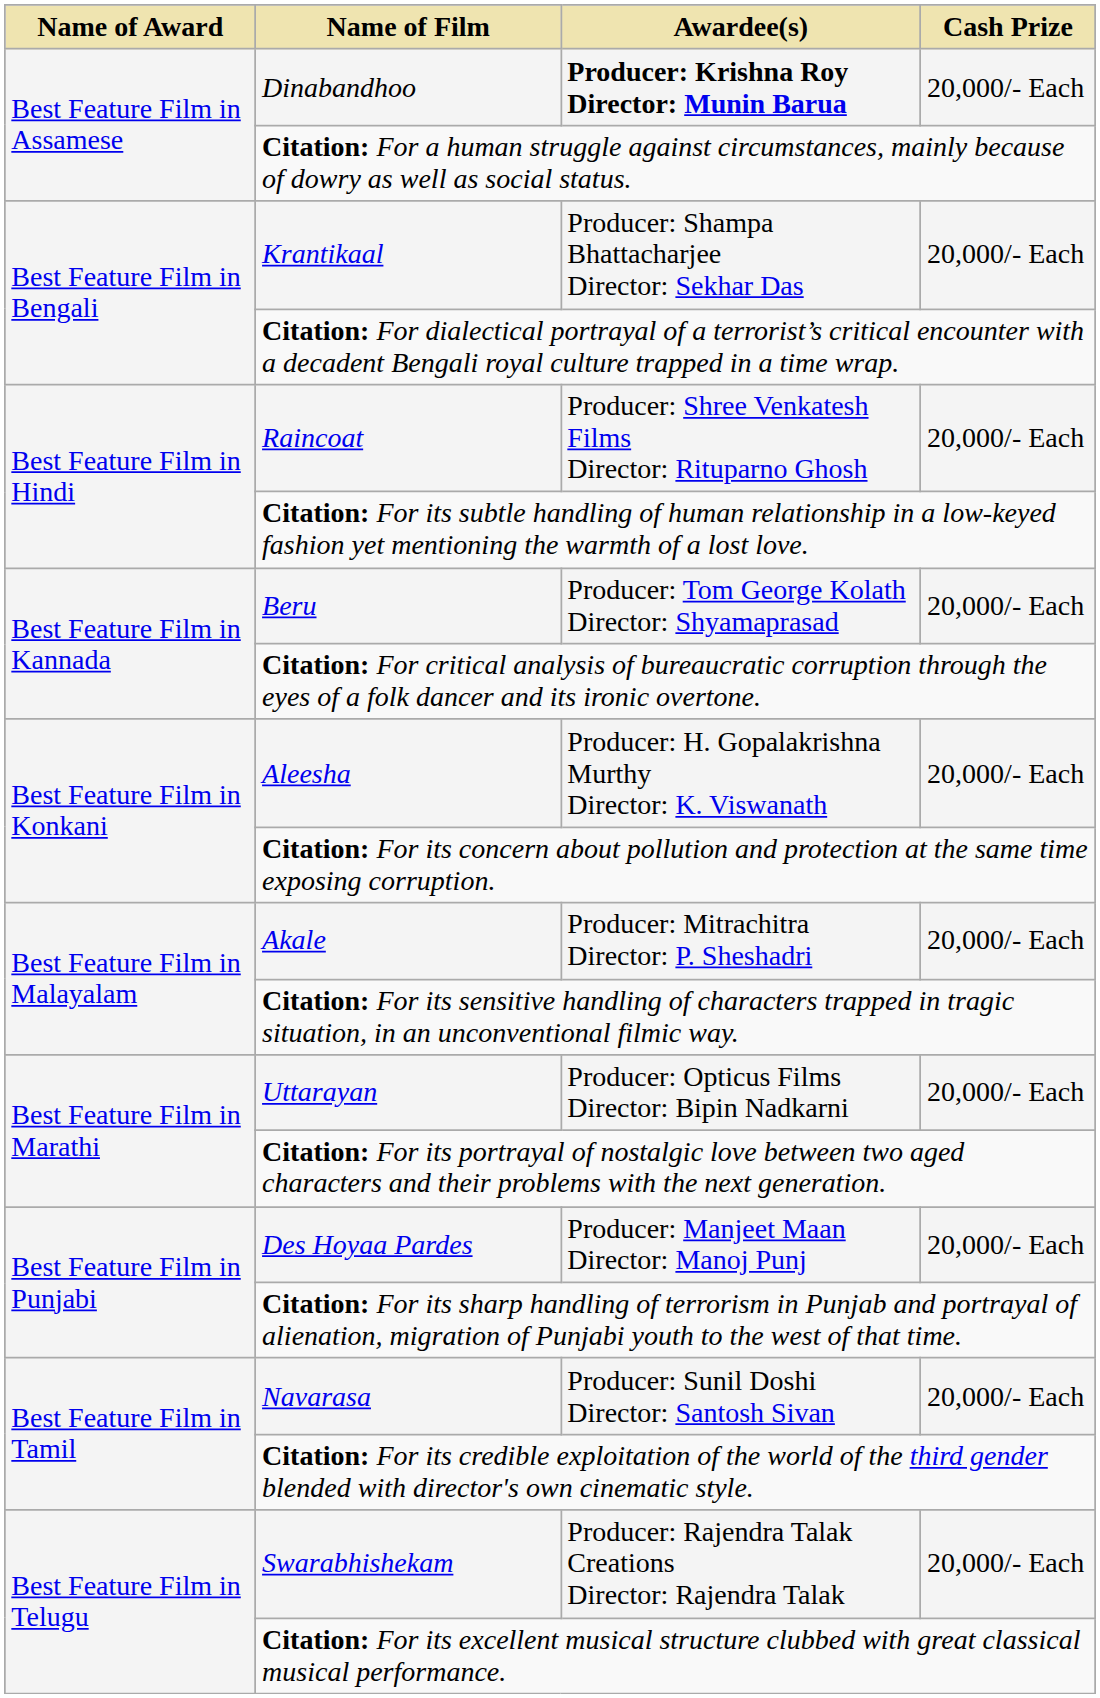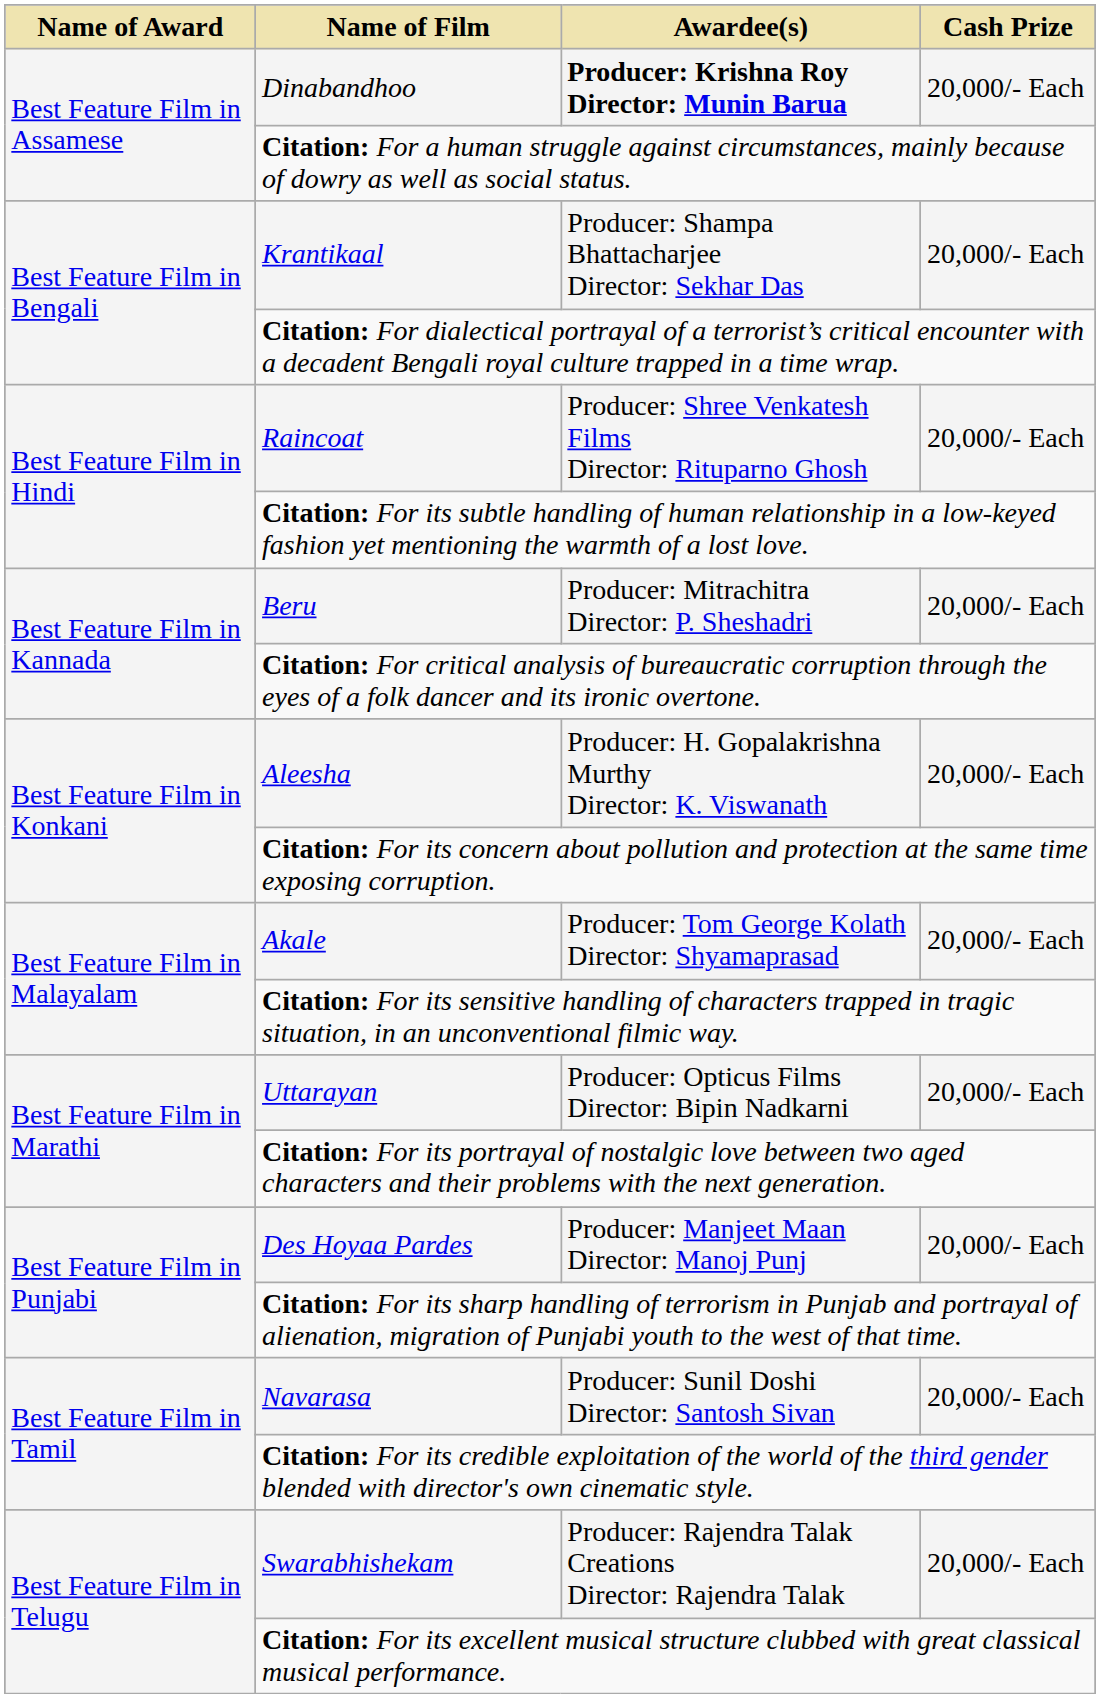(737, 605) Producer: Tom George Kolath Director: Shyamaprasad -> (690, 605) Producer: Mitrachitra Director: P. Sheshadri
(690, 940) Producer: Mitrachitra Director: P. Sheshadri -> (737, 940) Producer: Tom George Kolath Director: Shyamaprasad
